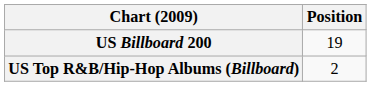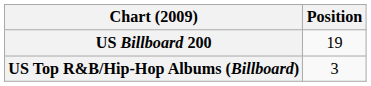(334, 68) 2 -> (334, 68) 3
